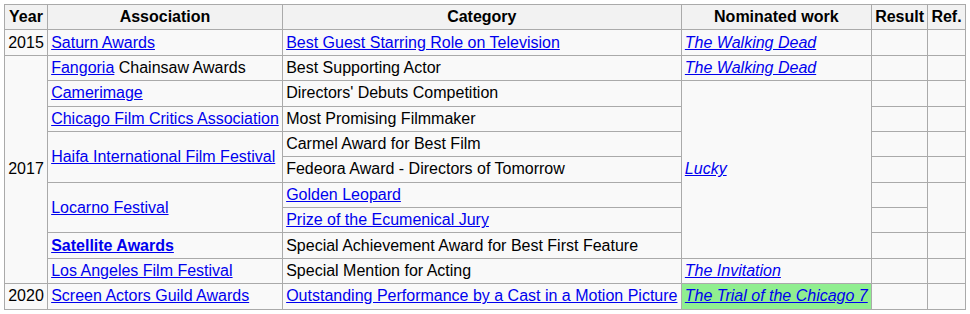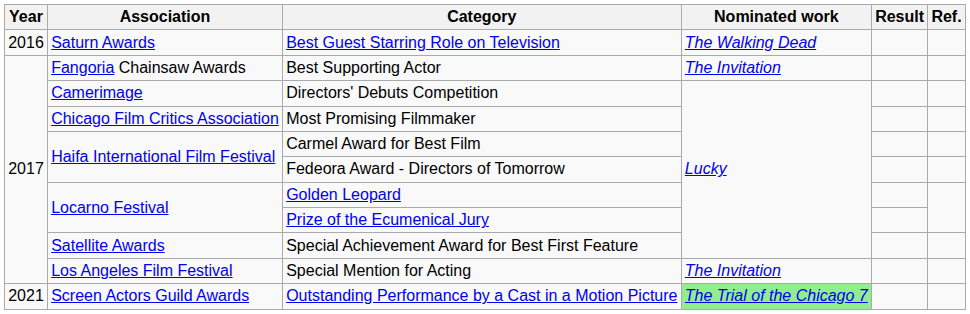(26, 42) 2015 -> (26, 42) 2016
(751, 67) The Walking Dead -> (733, 67) The Invitation
(113, 245) bold -> (108, 245) normal
(26, 296) 2020 -> (26, 296) 2021
